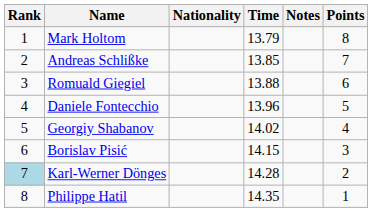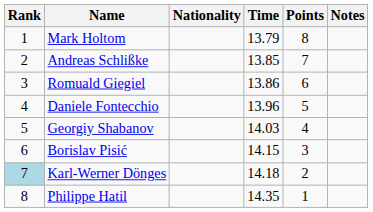columns swapped: (303, 15) <-> (346, 15)
(263, 83) 13.88 -> (263, 83) 13.86
(263, 128) 14.02 -> (263, 128) 14.03
(263, 173) 14.28 -> (263, 173) 14.18
